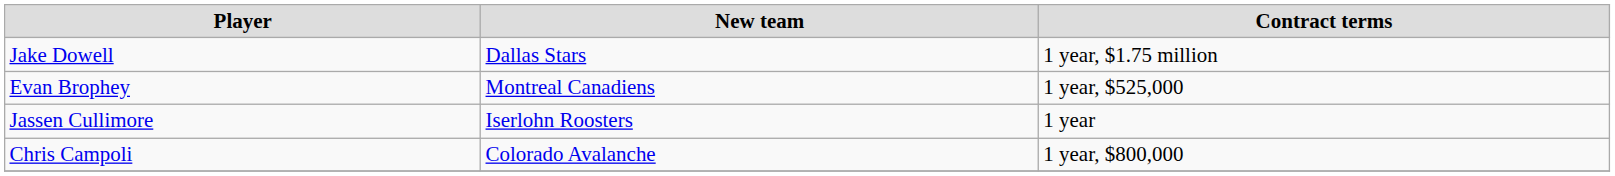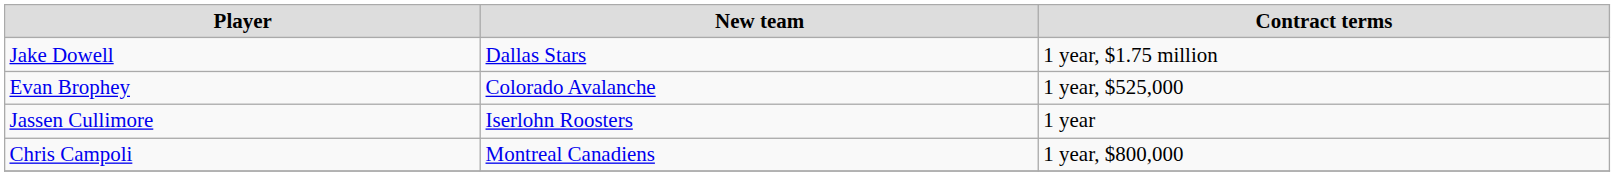(570, 87) Montreal Canadiens -> (571, 87) Colorado Avalanche
(571, 154) Colorado Avalanche -> (570, 154) Montreal Canadiens
